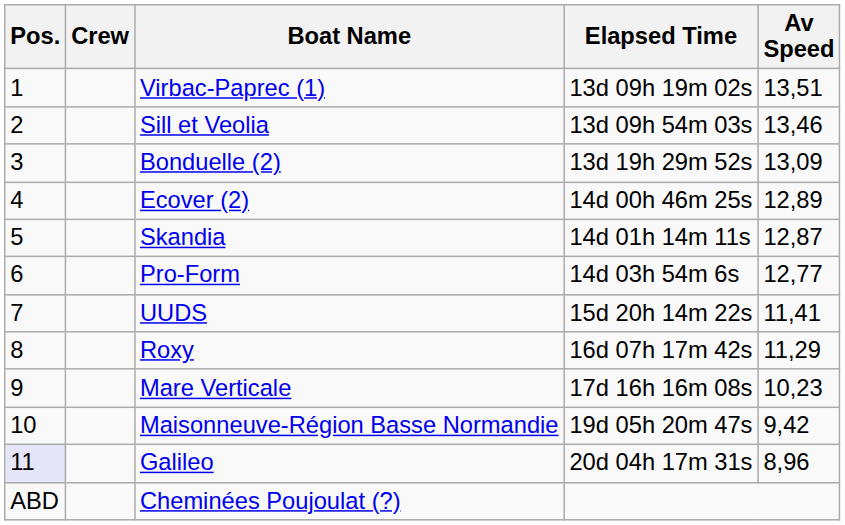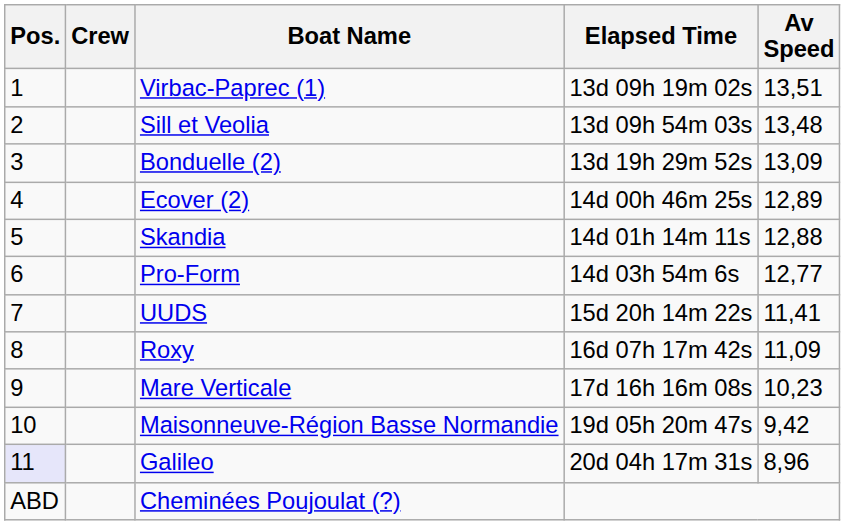(793, 125) 13,46 -> (793, 125) 13,48
(793, 237) 12,87 -> (793, 237) 12,88
(792, 350) 11,29 -> (792, 350) 11,09
